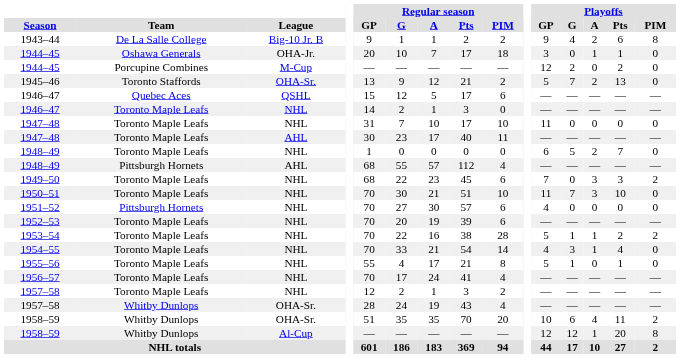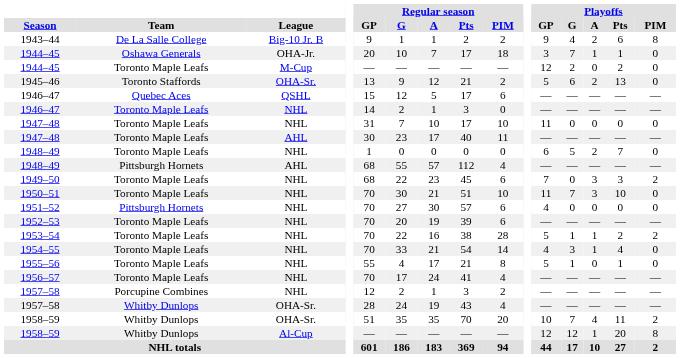(572, 53) 0 -> (572, 53) 7
(161, 67) Porcupine Combines -> (161, 67) Toronto Maple Leafs
(572, 81) 7 -> (572, 81) 6
(161, 291) Toronto Maple Leafs -> (161, 291) Porcupine Combines
(572, 319) 6 -> (572, 319) 7
